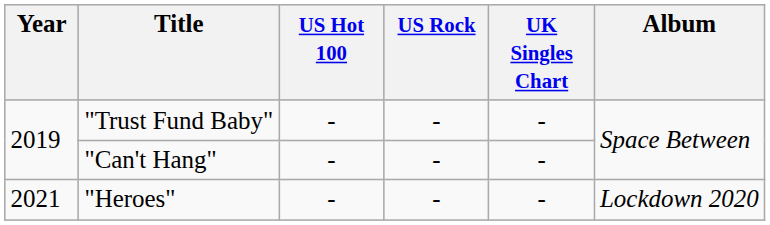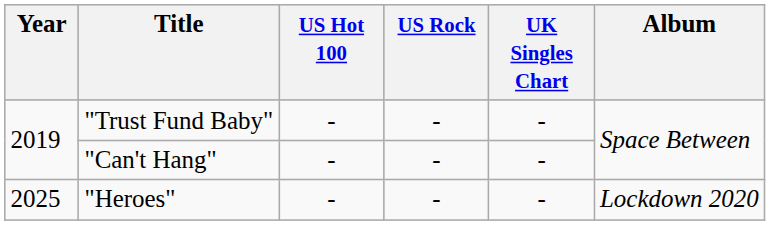(35, 199) 2021 -> (35, 199) 2025
